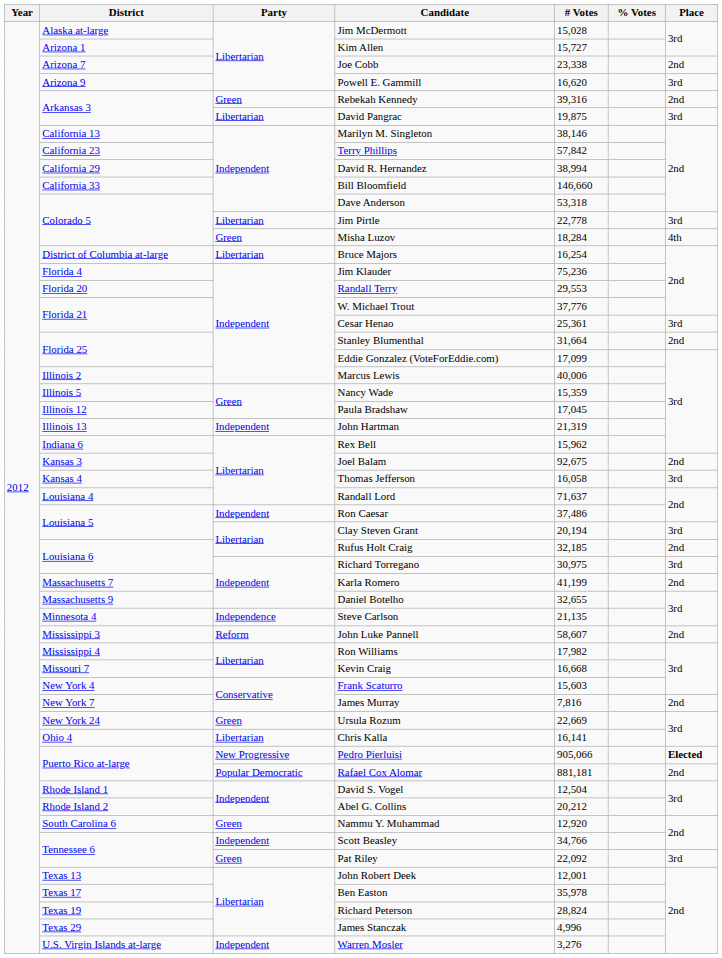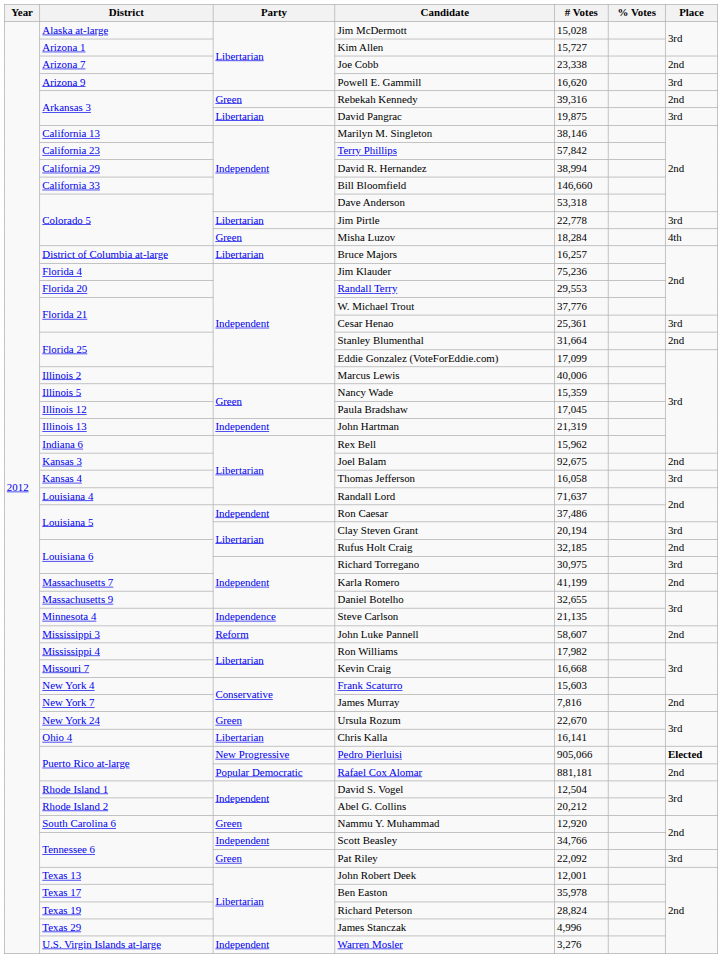(572, 254) 16,254 -> (572, 254) 16,257
(572, 720) 22,669 -> (572, 720) 22,670
